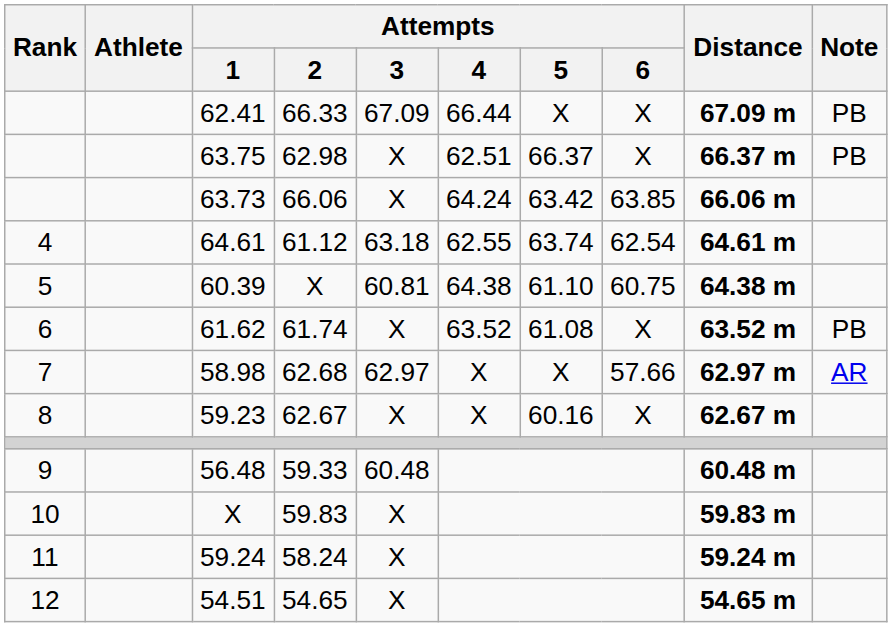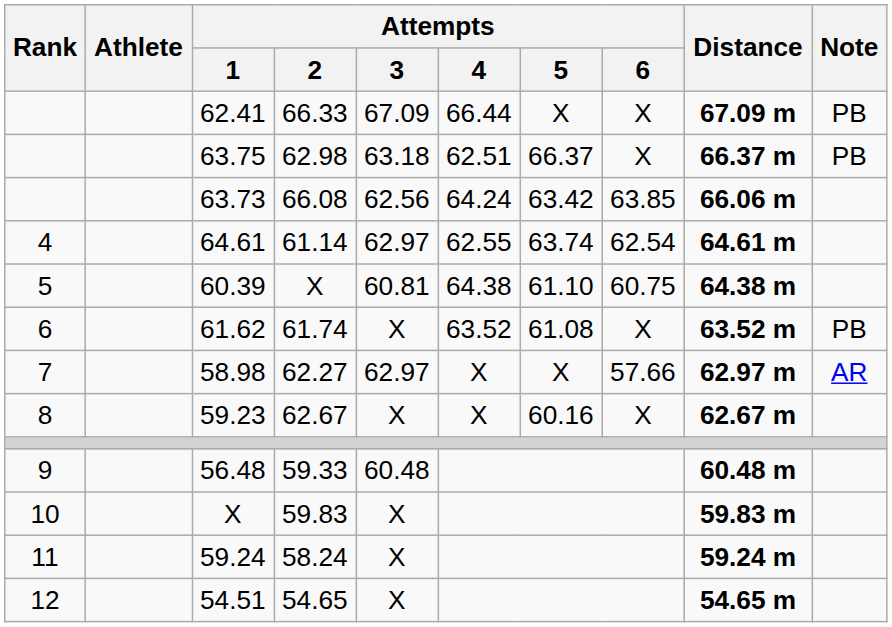(397, 155) X -> (397, 155) 63.18
(315, 198) 66.06 -> (315, 198) 66.08
(397, 198) X -> (397, 198) 62.56
(315, 242) 61.12 -> (315, 242) 61.14
(397, 242) 63.18 -> (397, 242) 62.97
(315, 371) 62.68 -> (315, 371) 62.27
